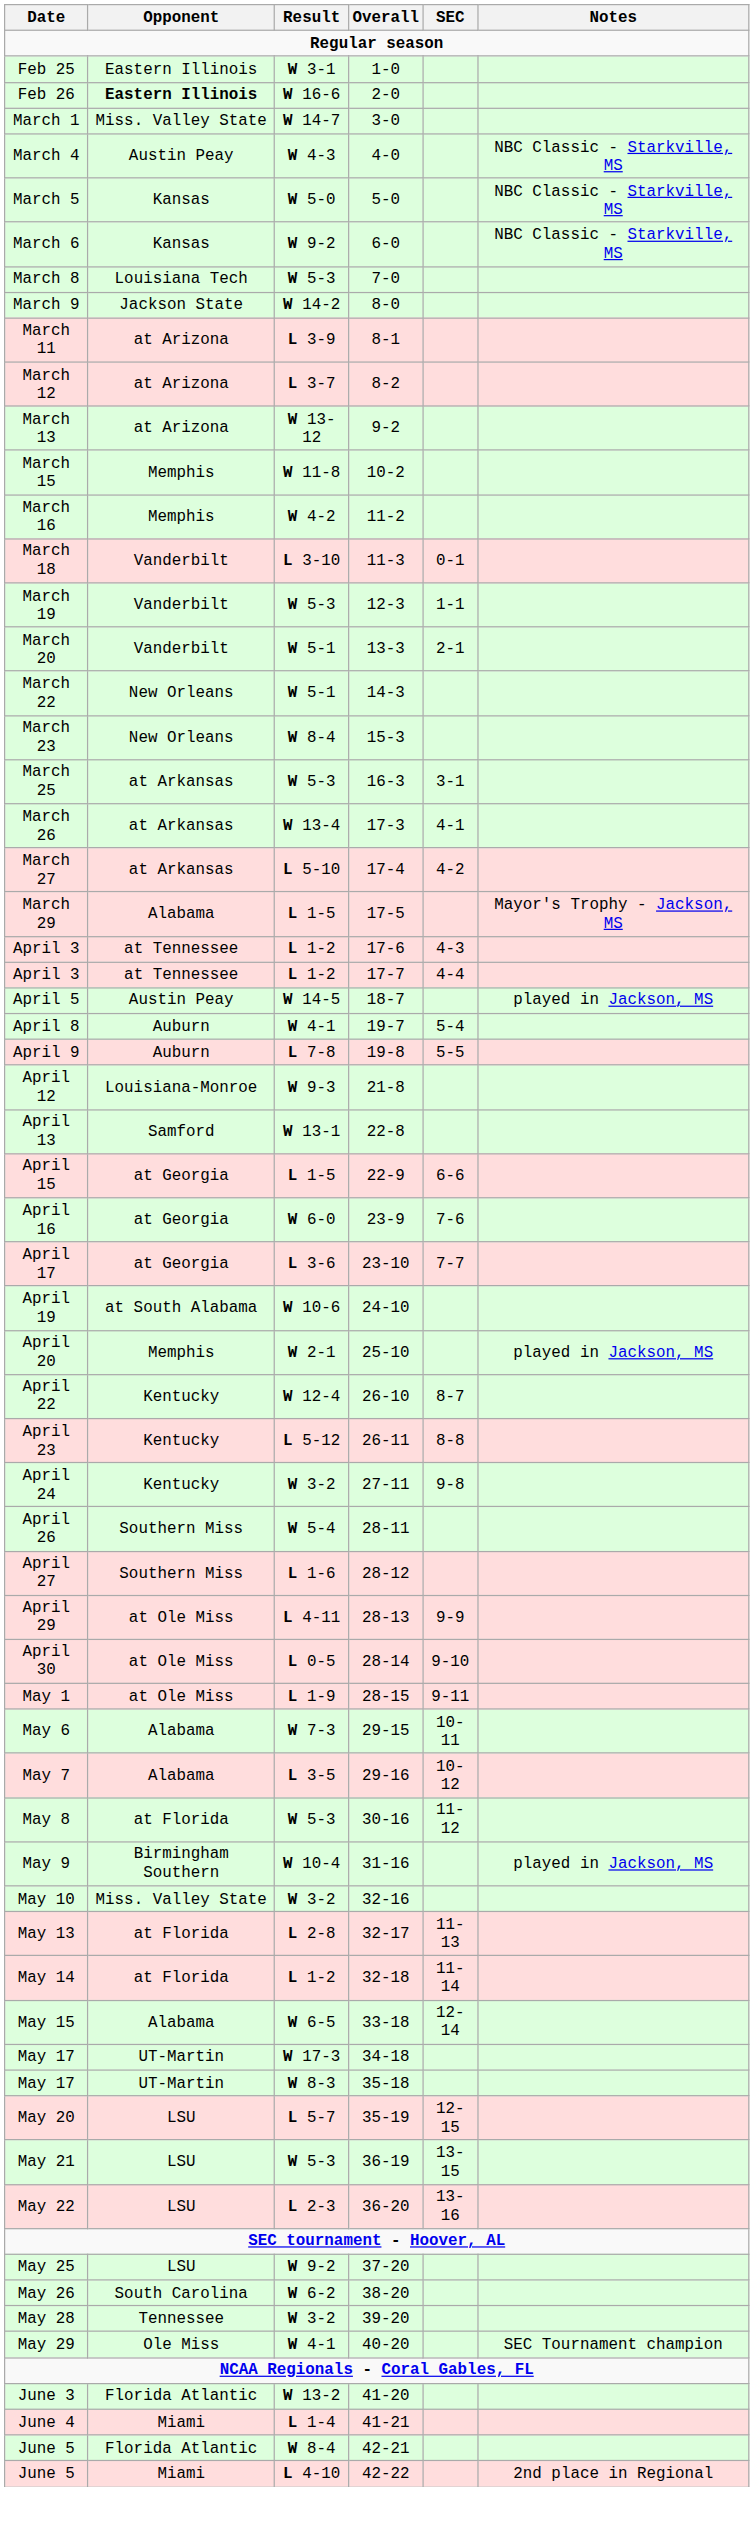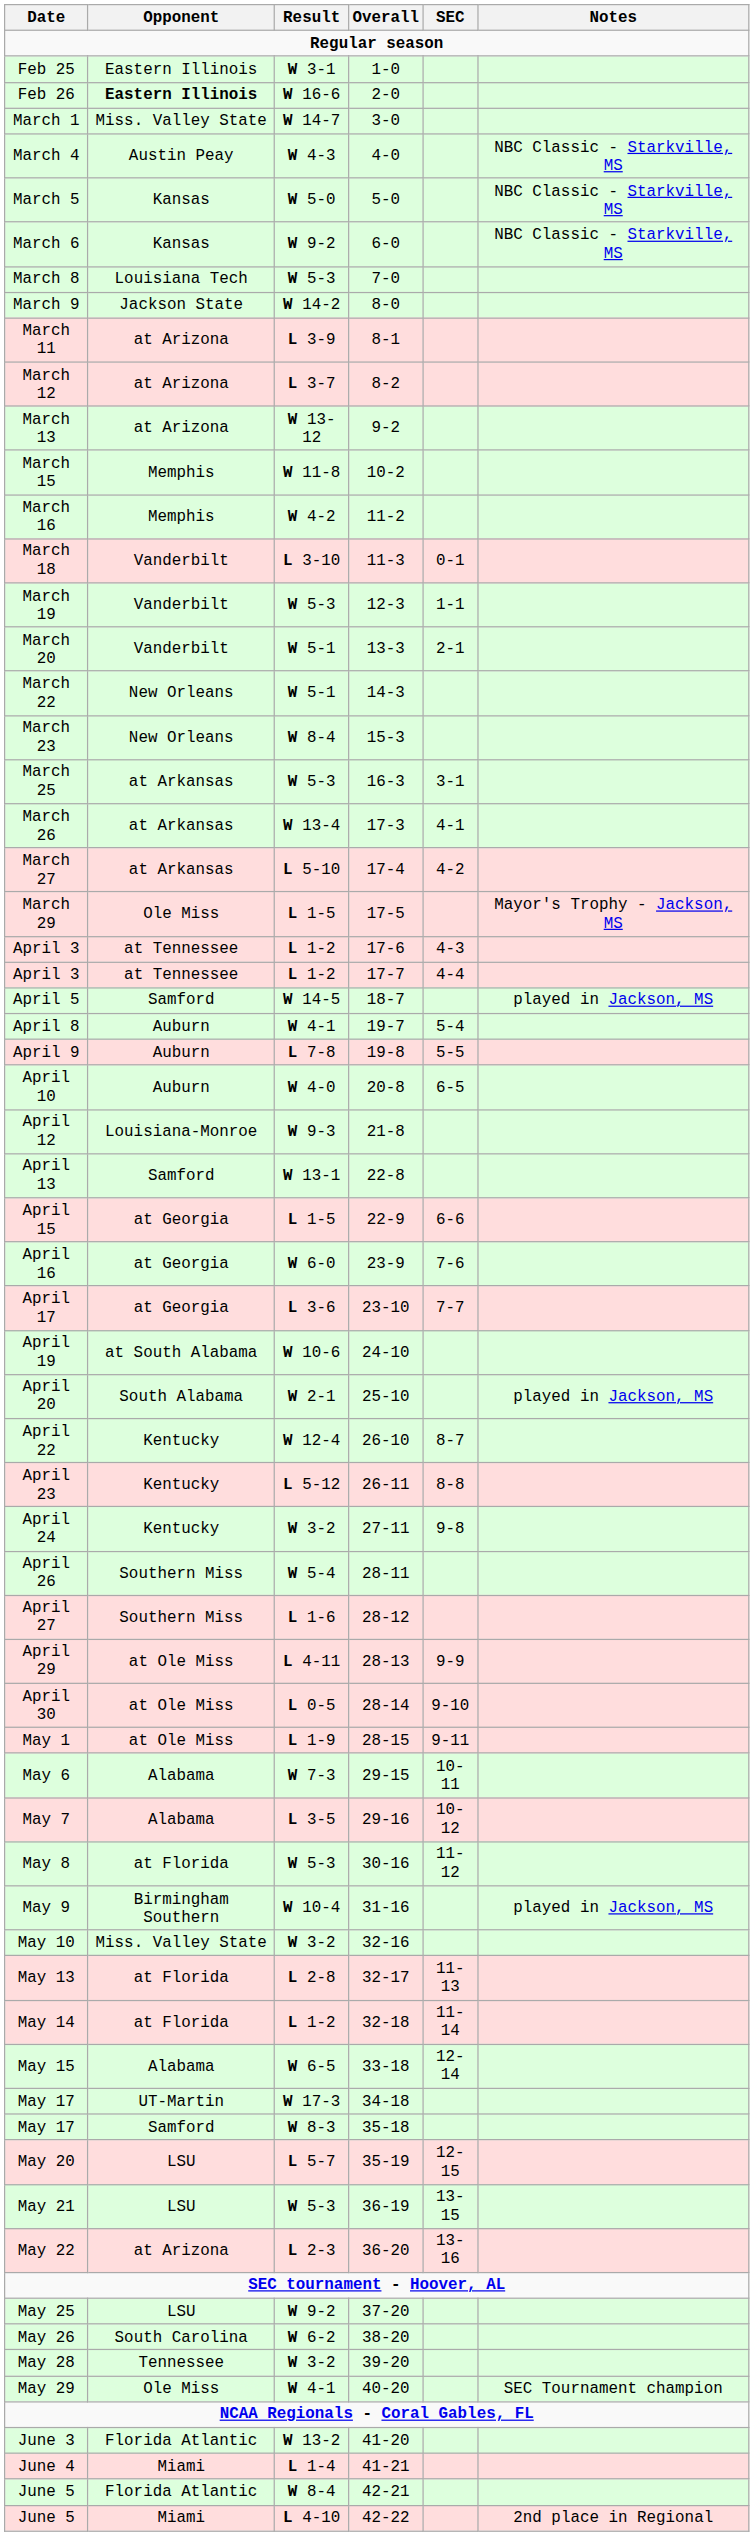(181, 914) Alabama -> (181, 914) Ole Miss
(181, 1001) Austin Peay -> (181, 1001) Samford
+ row: (46, 1087)
(181, 1352) Memphis -> (181, 1396) South Alabama
(181, 2083) UT-Martin -> (181, 2127) Samford
(181, 2206) LSU -> (181, 2250) at Arizona
